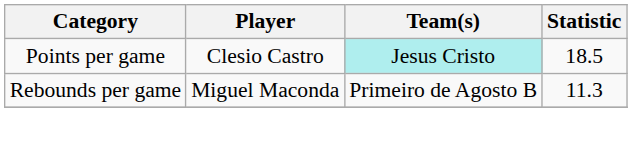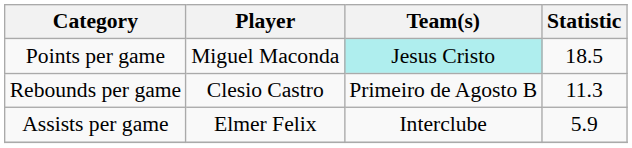(265, 55) Clesio Castro -> (265, 55) Miguel Maconda
(265, 90) Miguel Maconda -> (265, 90) Clesio Castro
+ row: (95, 124)
